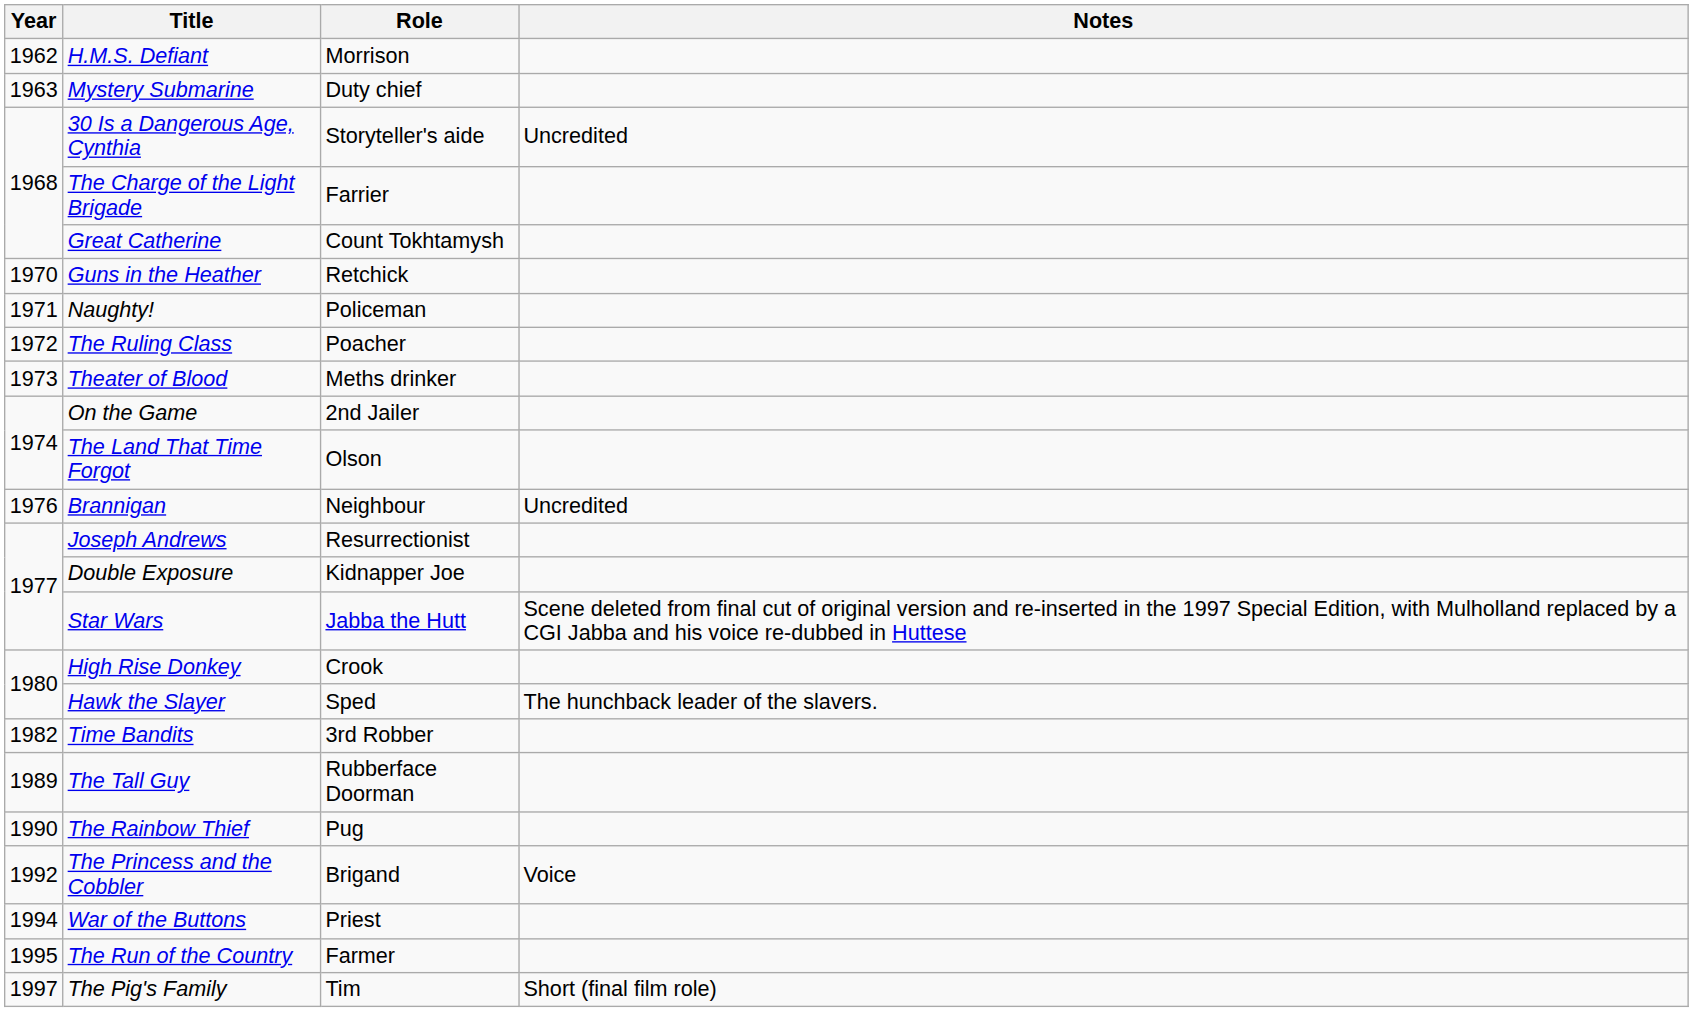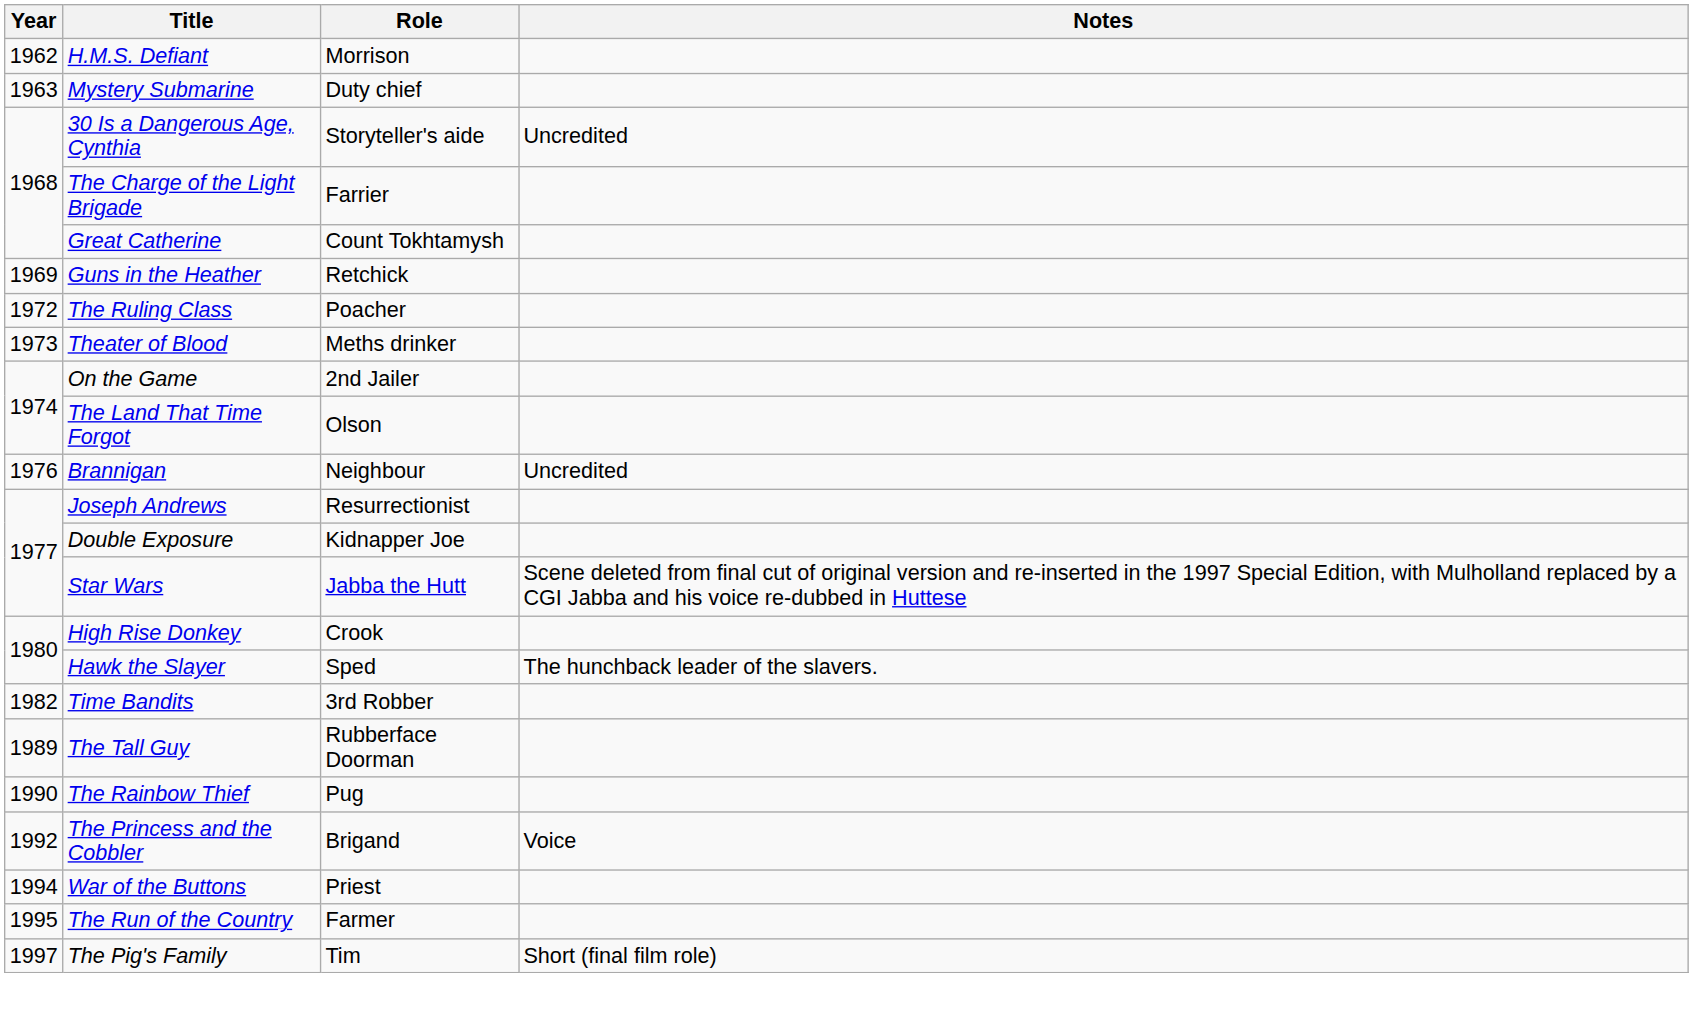(34, 275) 1970 -> (34, 275) 1969
- row: (111, 310)
